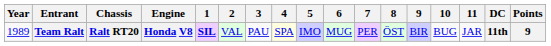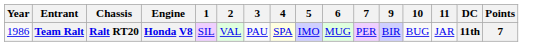- column: (394, 13)
(18, 31) 1989 -> (18, 31) 1986
(207, 31) bold -> (206, 31) normal
(528, 31) 9 -> (500, 31) 7
